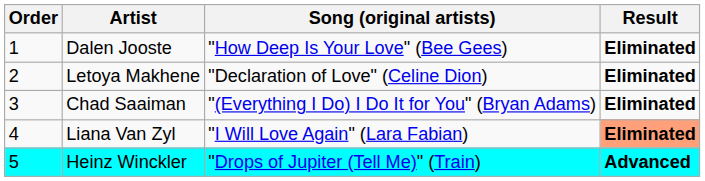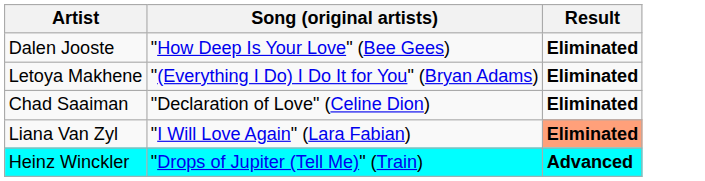- column: (33, 18)
(348, 76) "Declaration of Love" (Celine Dion) -> (345, 76) "(Everything I Do) I Do It for You" (Bryan Adams)
(402, 104) "(Everything I Do) I Do It for You" (Bryan Adams) -> (290, 104) "Declaration of Love" (Celine Dion)
